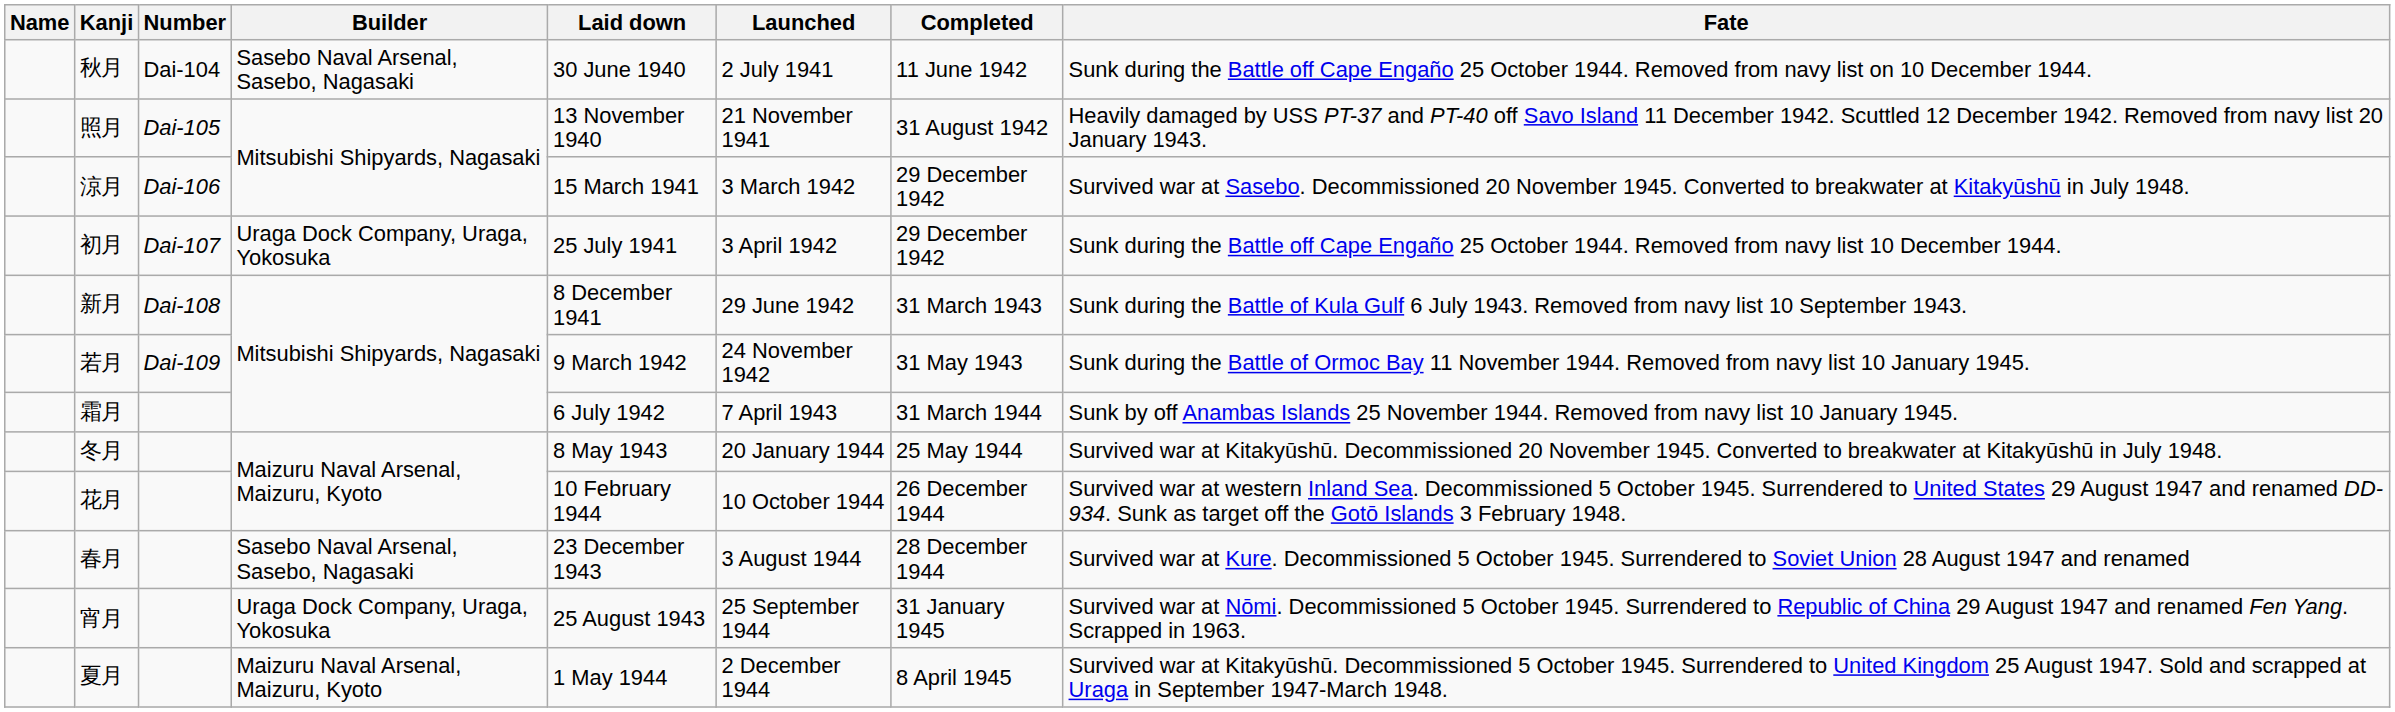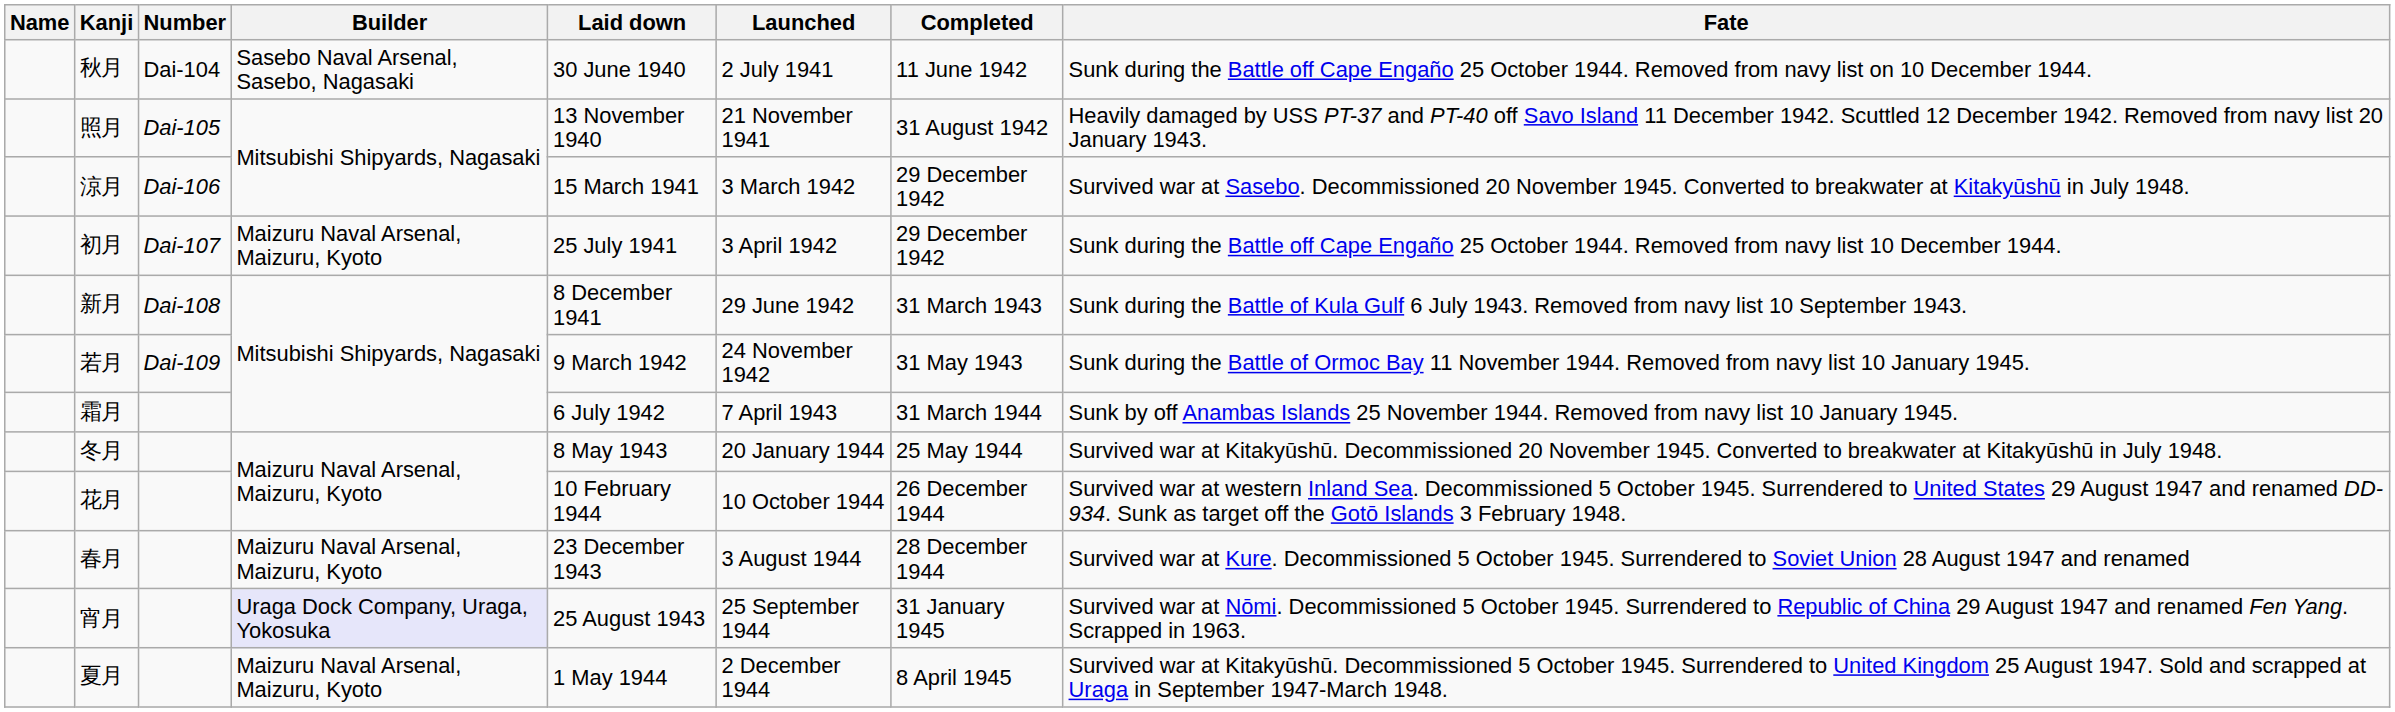(382, 246) Uraga Dock Company, Uraga, Yokosuka -> (349, 246) Maizuru Naval Arsenal, Maizuru, Kyoto
(347, 560) Sasebo Naval Arsenal, Sasebo, Nagasaki -> (349, 560) Maizuru Naval Arsenal, Maizuru, Kyoto
(382, 619) no background -> (382, 619) lavender background
